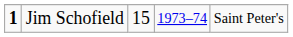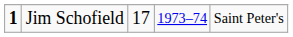(141, 18) 15 -> (141, 18) 17
